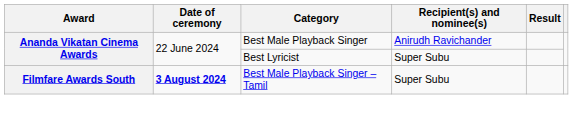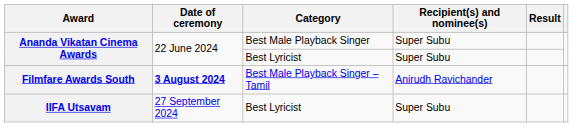(443, 40) Anirudh Ravichander -> (423, 40) Super Subu
(422, 79) Super Subu -> (444, 79) Anirudh Ravichander
+ row: (78, 107)
